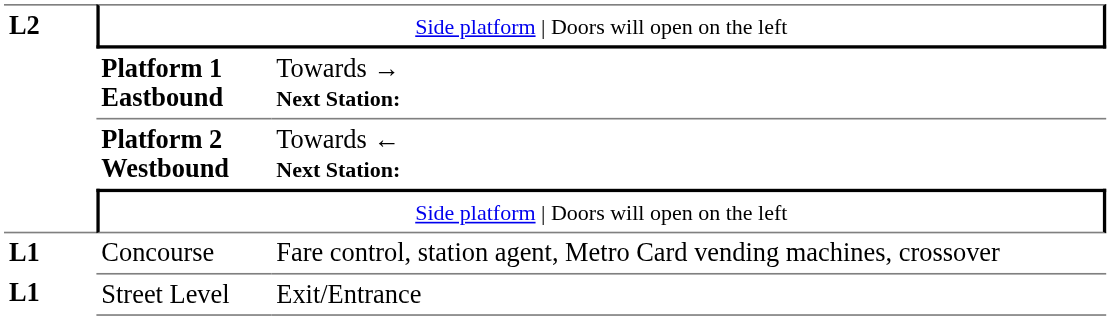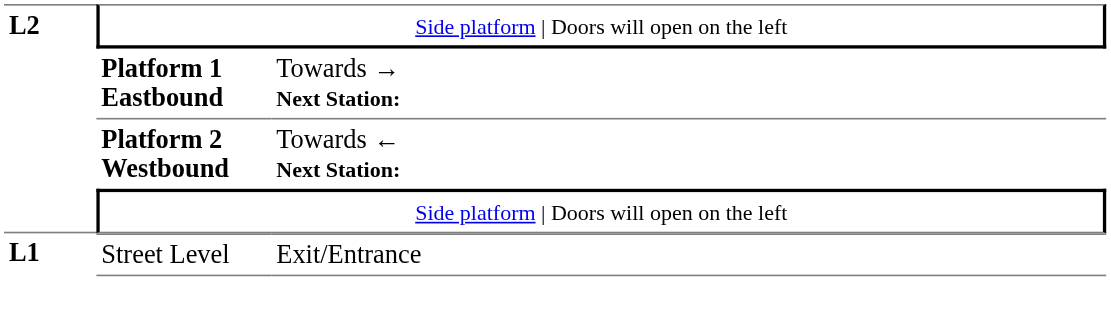- row: (158, 252)
